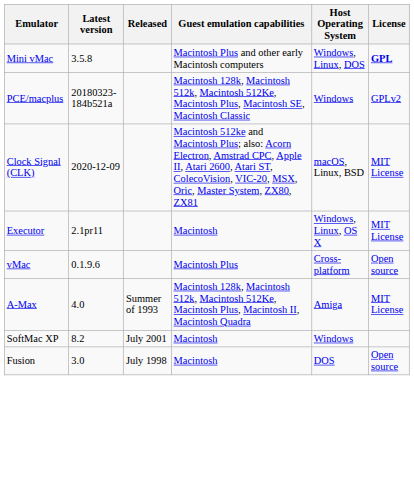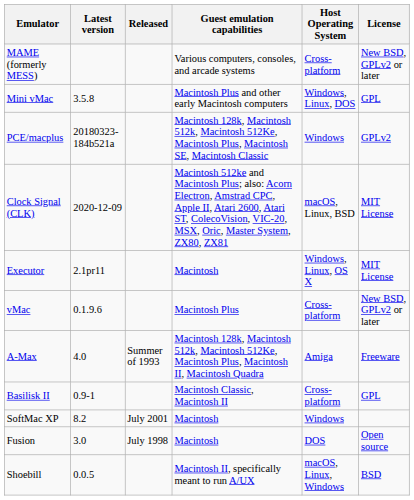+ row: (27, 64)
(382, 58) bold -> (371, 98) normal
(385, 264) Open source -> (384, 310) New BSD, GPLv2 or later
(387, 304) MIT License -> (380, 356) Freeware
+ row: (28, 396)
+ row: (24, 474)
